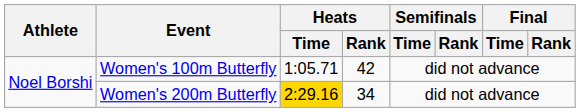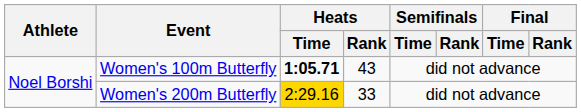(311, 69) normal -> (312, 69) bold
(366, 69) 42 -> (367, 69) 43
(366, 95) 34 -> (367, 95) 33
